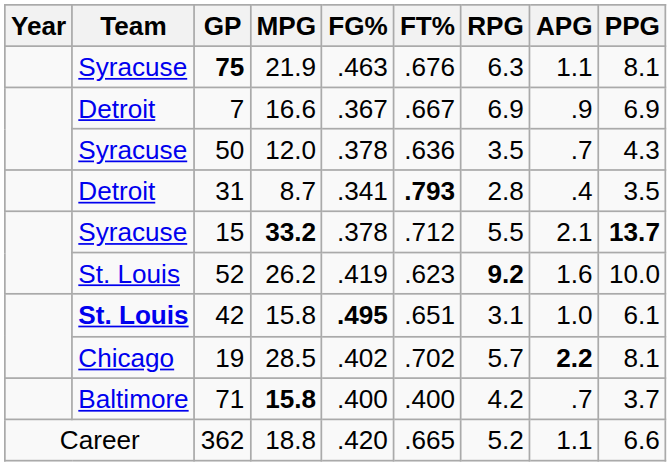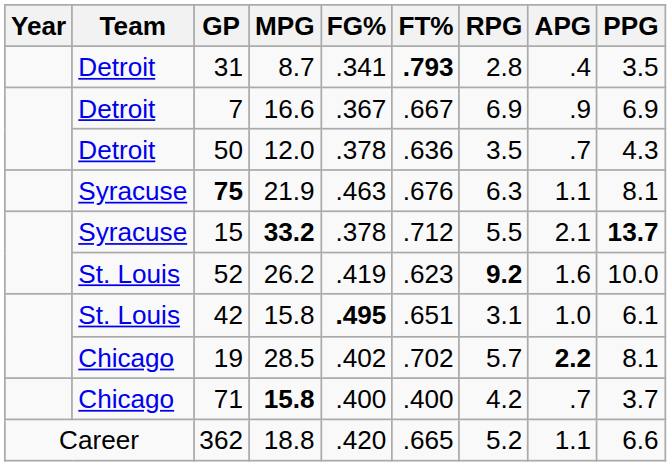rows swapped: (230, 191) <-> (230, 67)
(133, 150) Syracuse -> (117, 150) Detroit
(133, 315) bold -> (129, 315) normal
(133, 398) Baltimore -> (126, 398) Chicago
